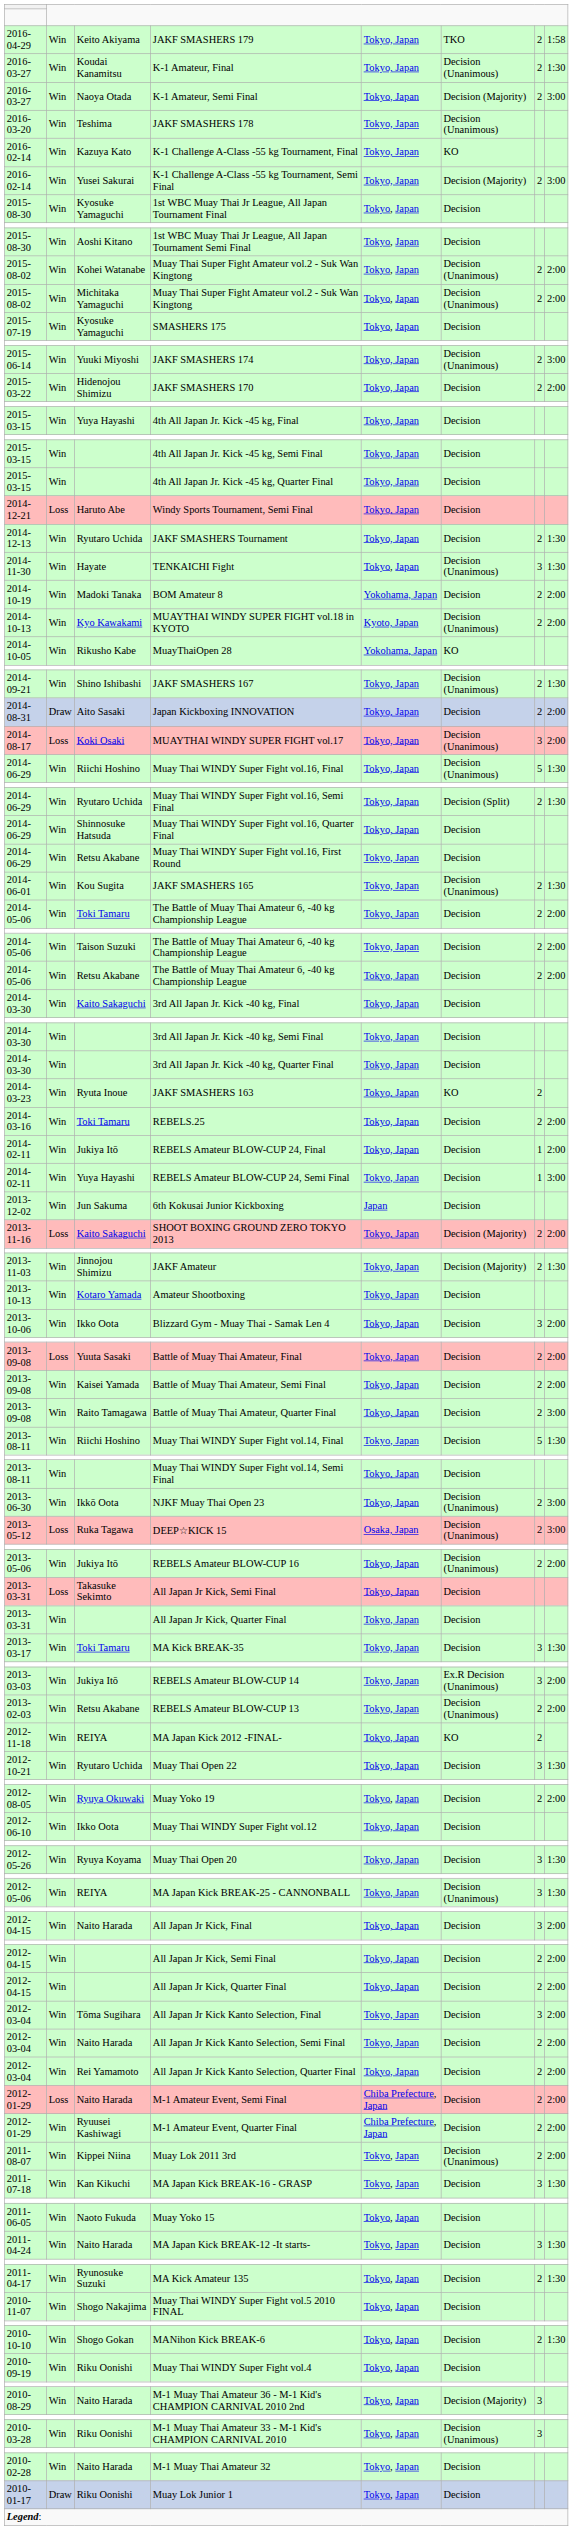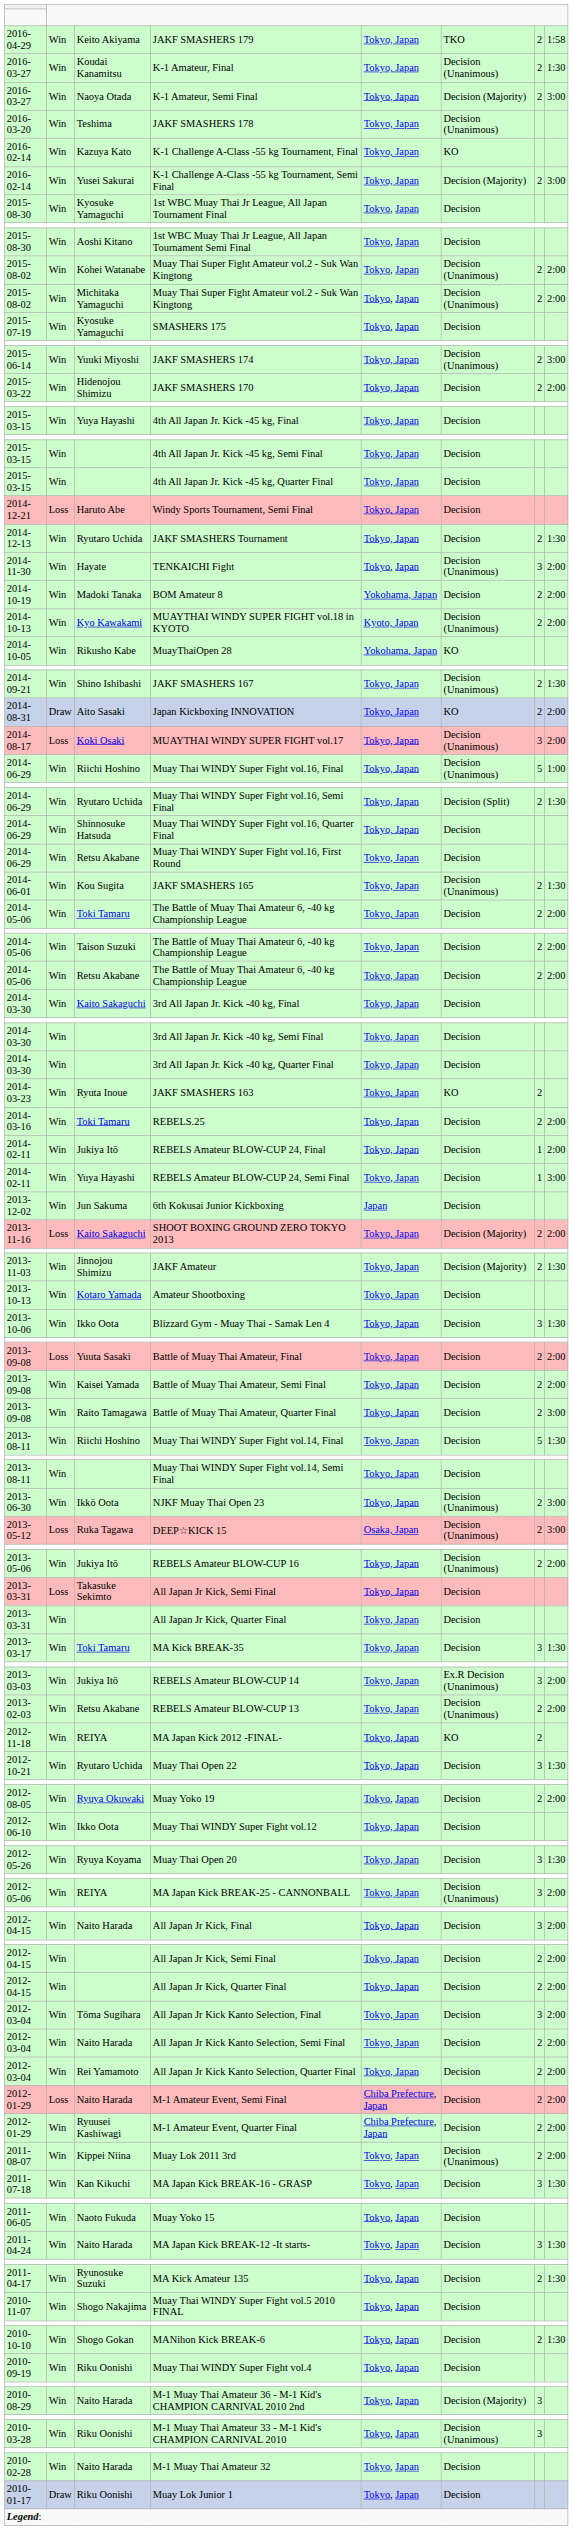(556, 566) 1:30 -> (556, 566) 2:00
(462, 712) Decision -> (451, 712) KO
(556, 768) 1:30 -> (556, 768) 1:00
(556, 1323) 2:00 -> (556, 1323) 1:30
(556, 1892) 1:30 -> (556, 1892) 2:00
